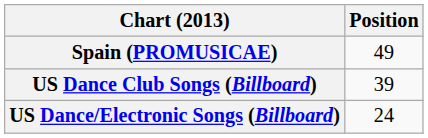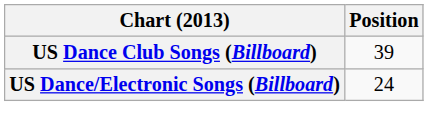- row: (175, 52)
